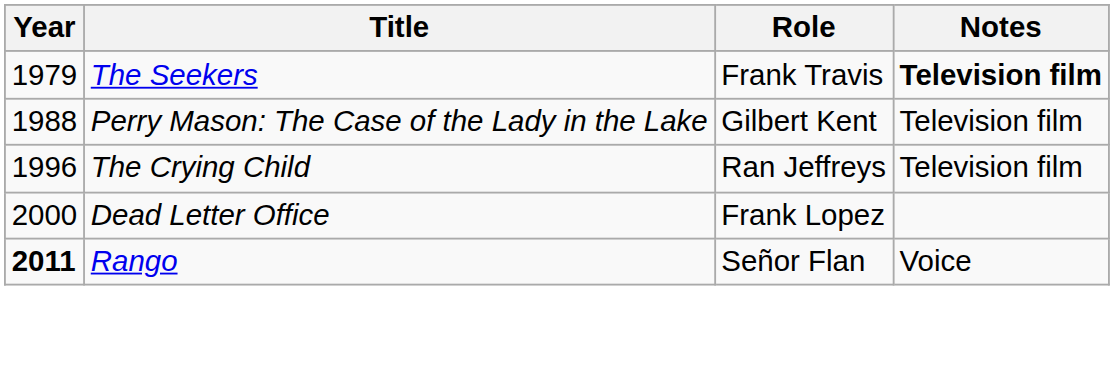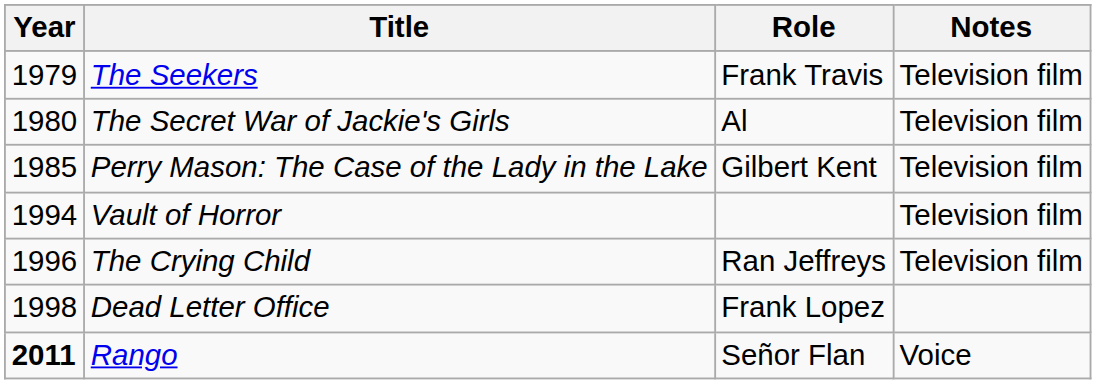(1001, 74) bold -> (991, 74) normal
+ row: (300, 121)
(44, 121) 1988 -> (44, 167) 1985
+ row: (186, 214)
(44, 214) 2000 -> (44, 307) 1998
